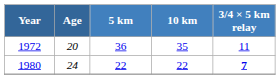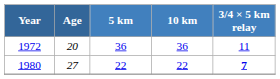(182, 46) 35 -> (182, 46) 36
(72, 65) 24 -> (72, 65) 27
